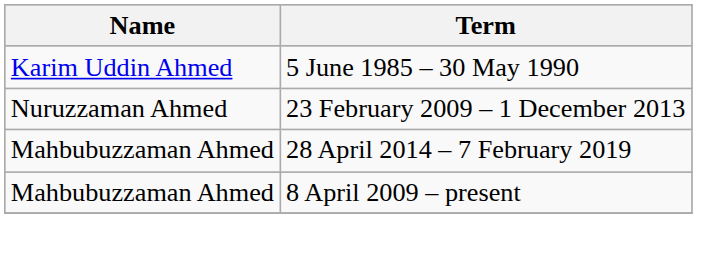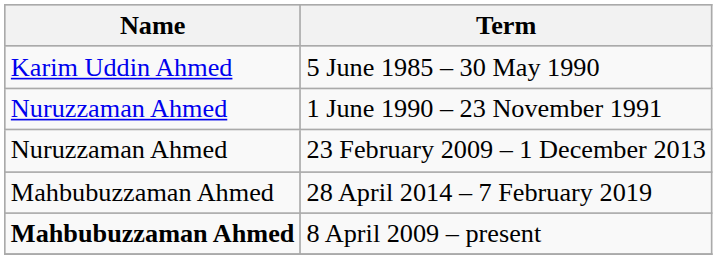+ row: (484, 108)
(142, 191) normal -> (153, 233) bold
